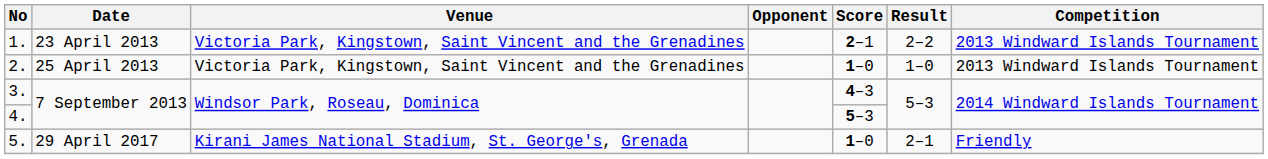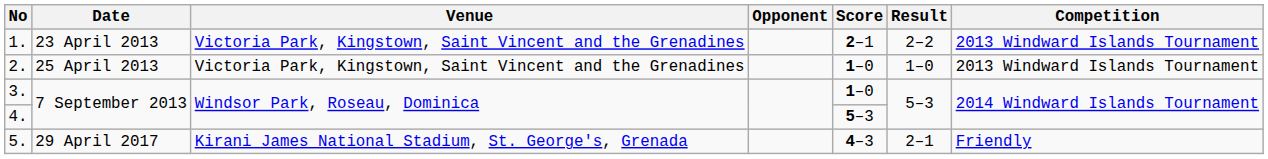(860, 92) 4–3 -> (860, 92) 1–0
(860, 142) 1–0 -> (860, 142) 4–3
